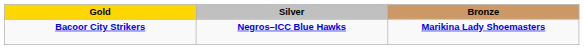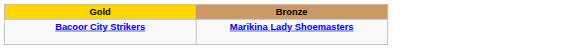- column: (292, 12)
